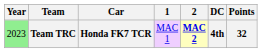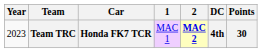(16, 33) lightgreen background -> (16, 33) no background
(242, 33) 32 -> (242, 33) 30
